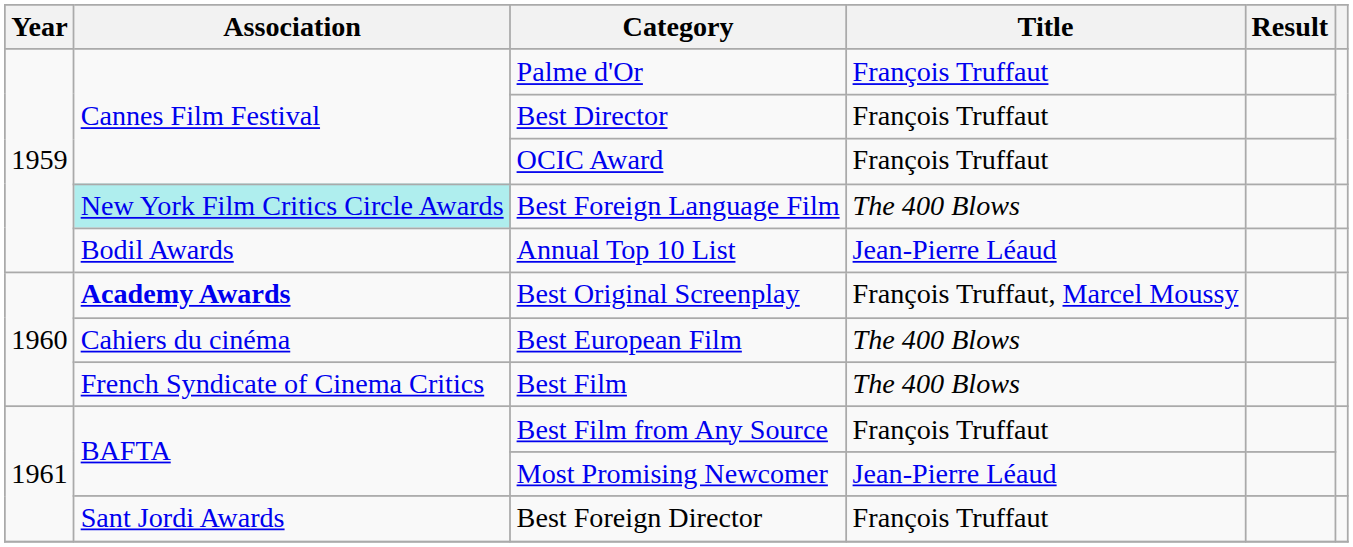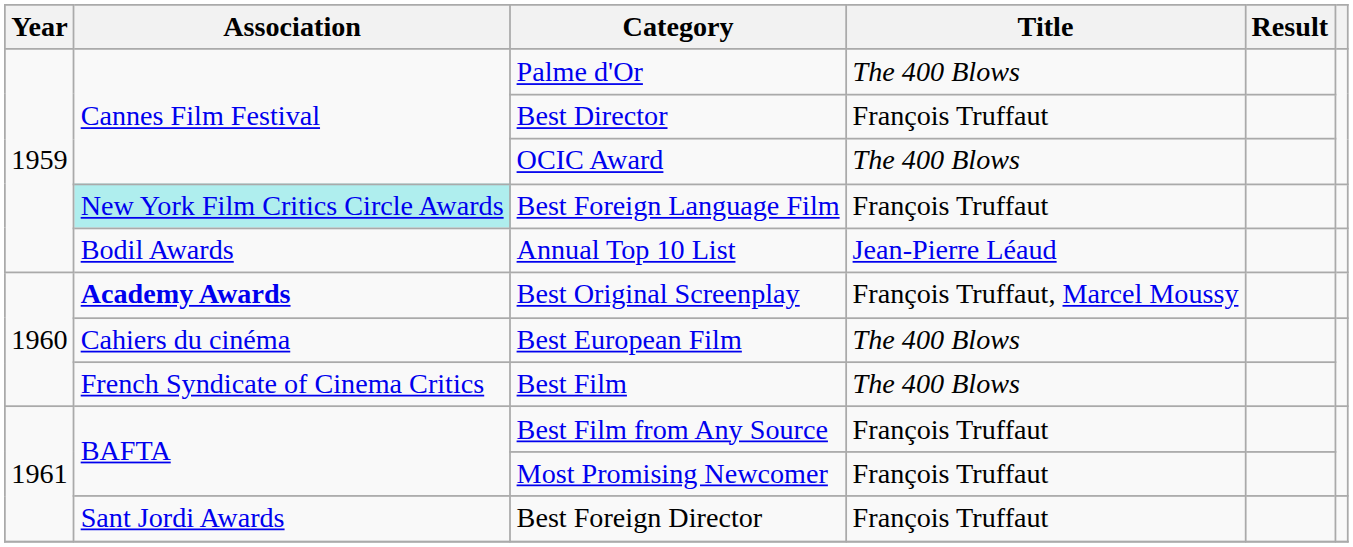(951, 71) François Truffaut -> (936, 71) The 400 Blows
(951, 160) François Truffaut -> (936, 160) The 400 Blows
(936, 205) The 400 Blows -> (951, 205) François Truffaut
(955, 473) Jean-Pierre Léaud -> (951, 473) François Truffaut
